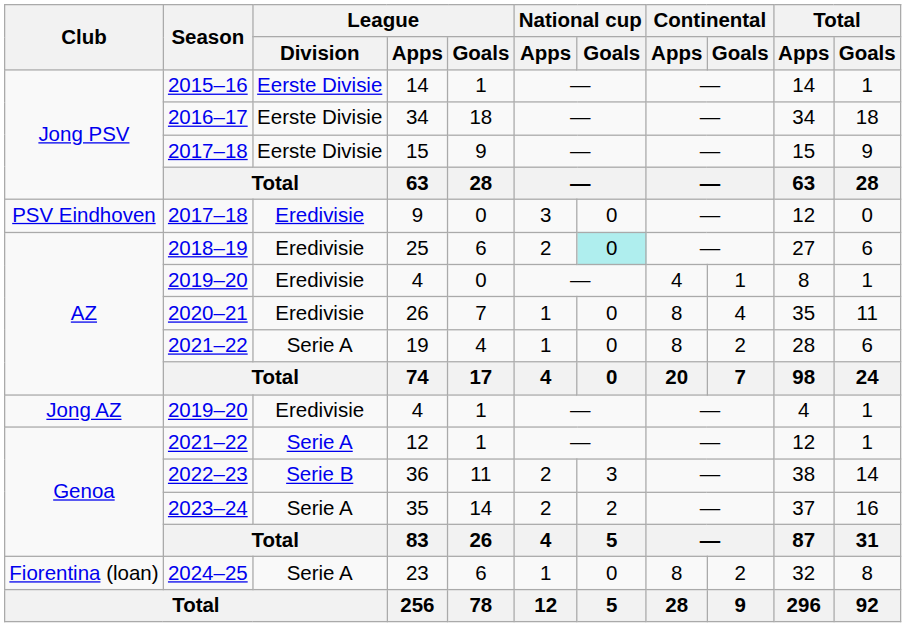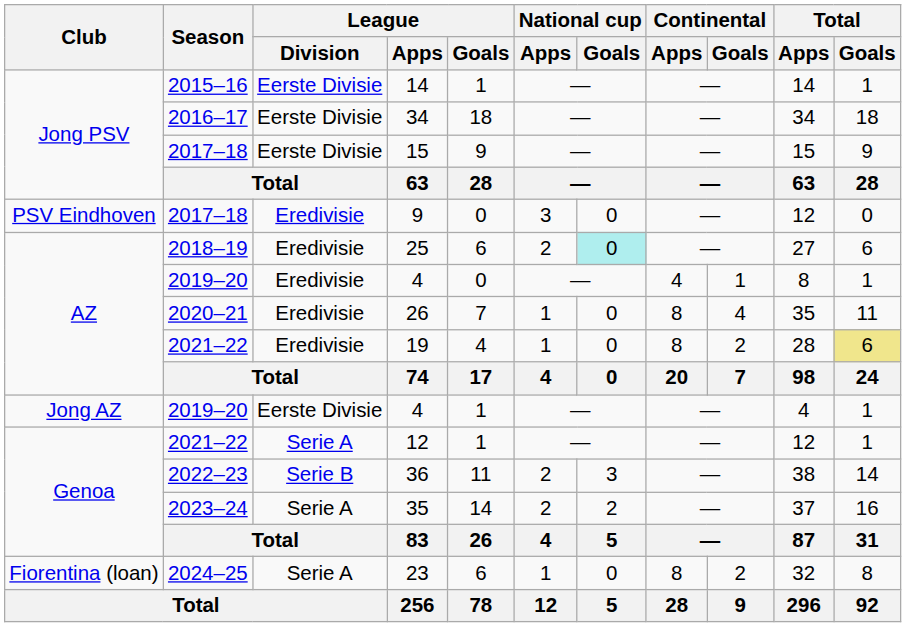(320, 345) Serie A -> (320, 345) Eredivisie
(867, 345) no background -> (867, 345) khaki background
(320, 410) Eredivisie -> (320, 410) Eerste Divisie
